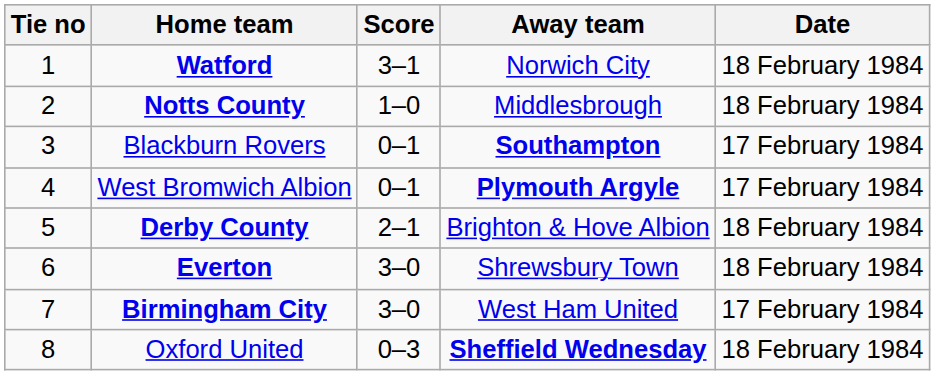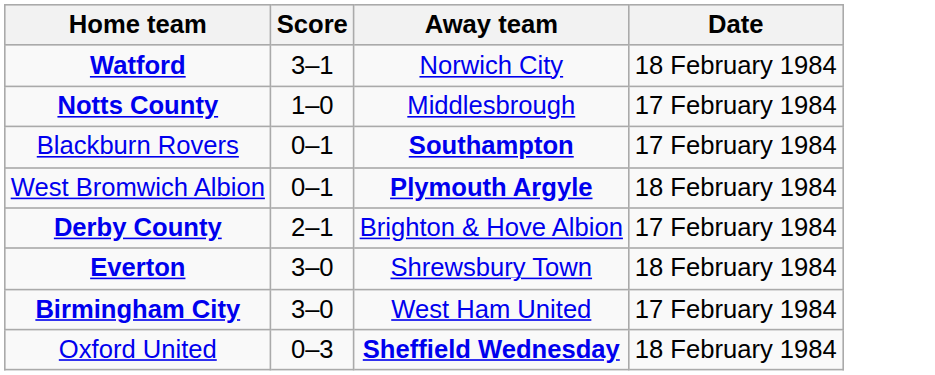- column: (48, 24)
(822, 106) 18 February 1984 -> (736, 106) 17 February 1984
(822, 187) 17 February 1984 -> (736, 187) 18 February 1984
(822, 227) 18 February 1984 -> (736, 227) 17 February 1984
